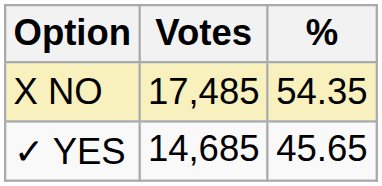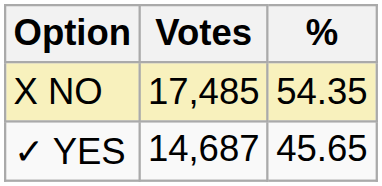(204, 150) 14,685 -> (204, 150) 14,687
